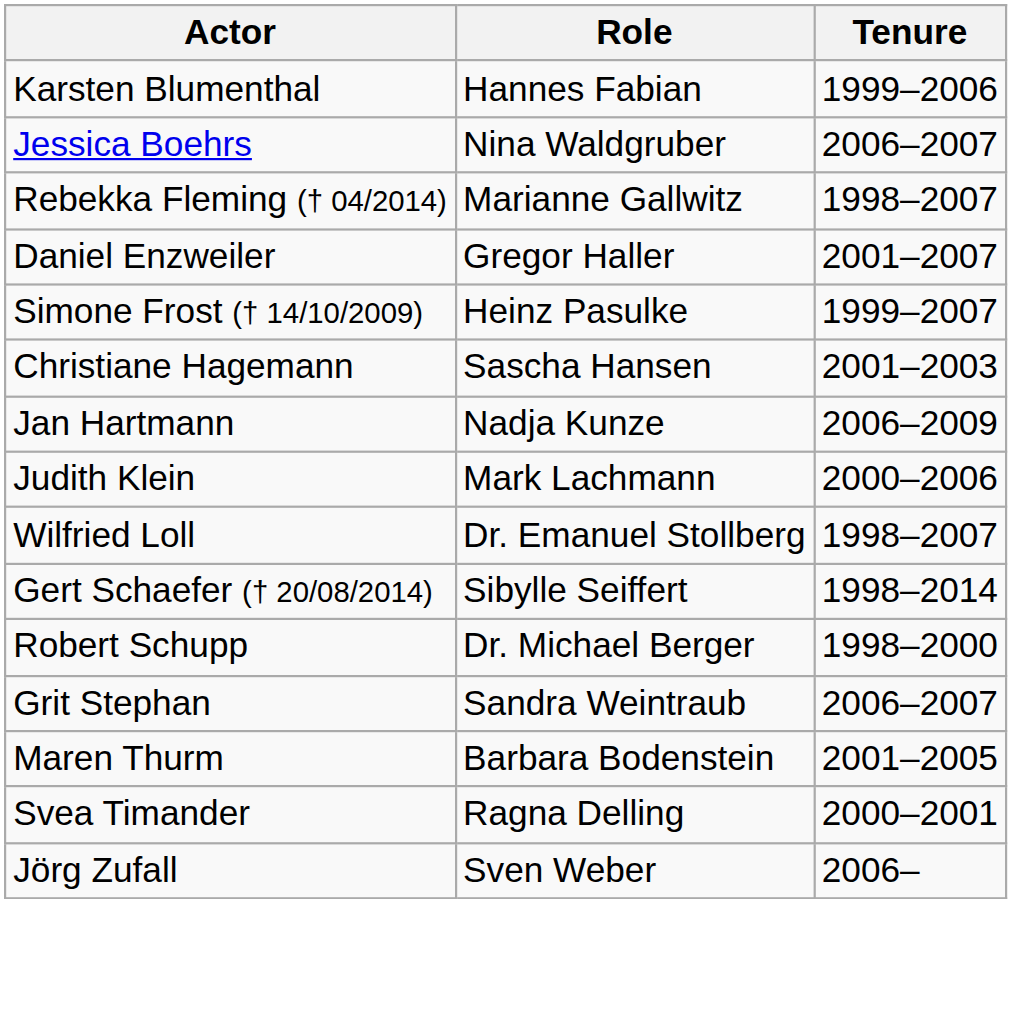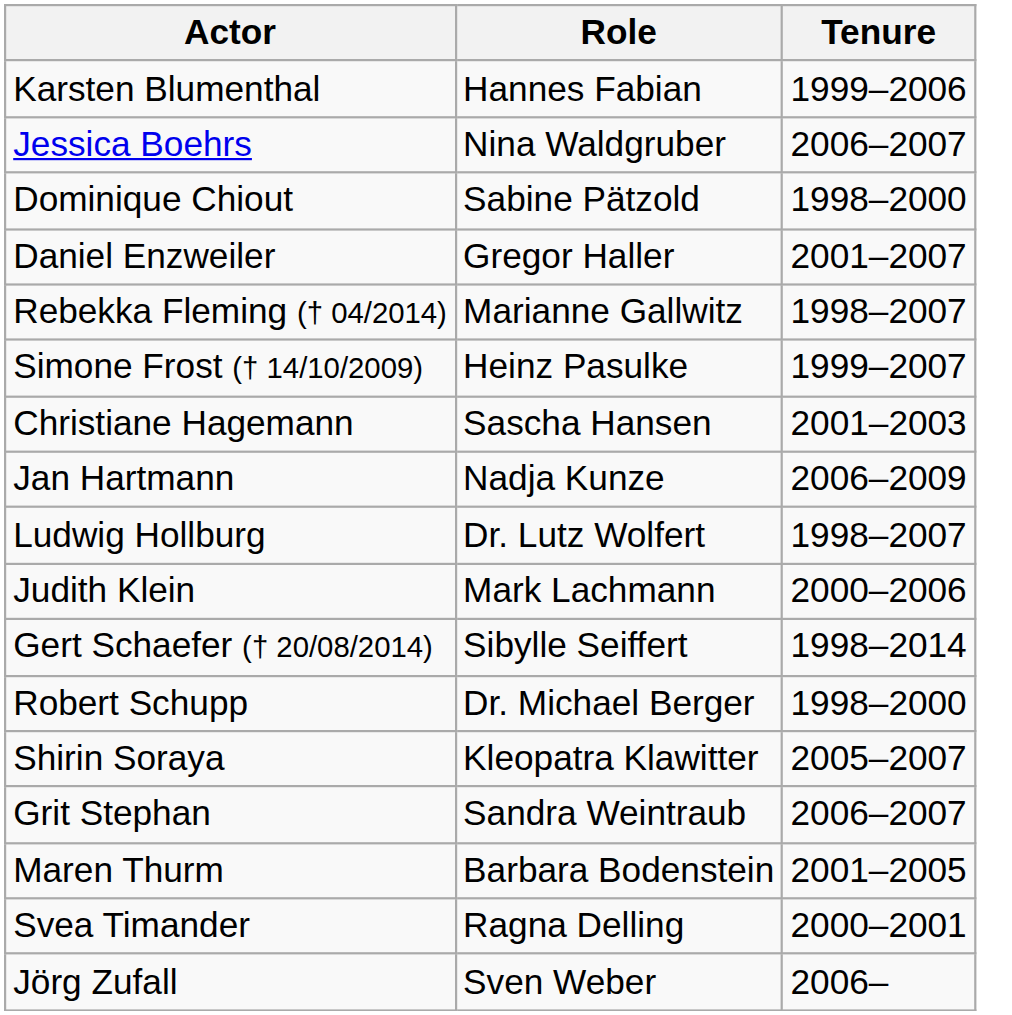+ row: (153, 199)
rows swapped: (144, 255) <-> (230, 199)
+ row: (139, 534)
- row: (104, 534)
+ row: (119, 758)
